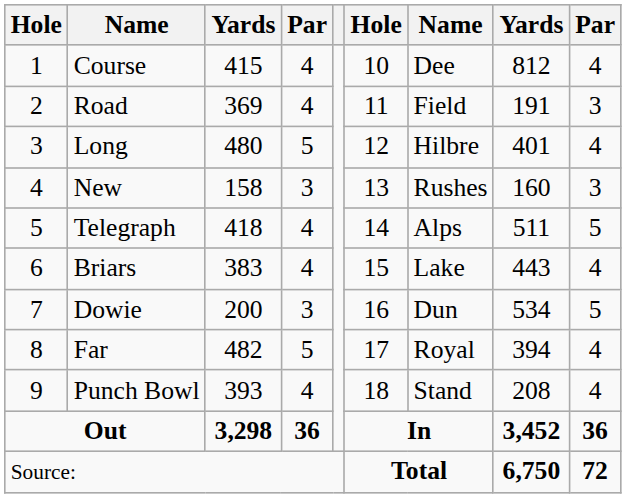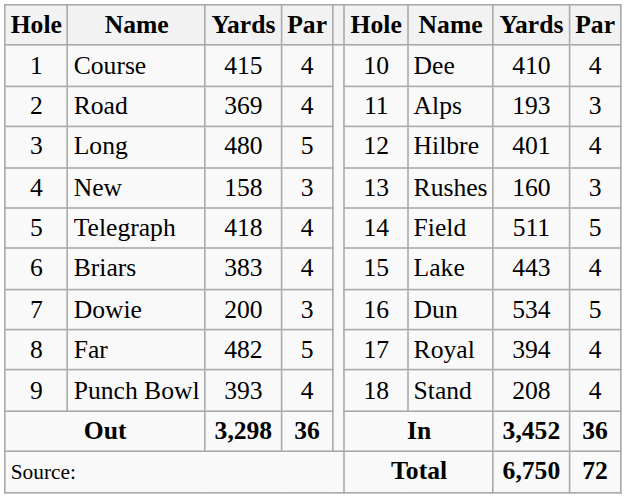(531, 65) 812 -> (531, 65) 410
(440, 106) Field -> (438, 106) Alps
(531, 106) 191 -> (531, 106) 193
(438, 227) Alps -> (440, 227) Field
